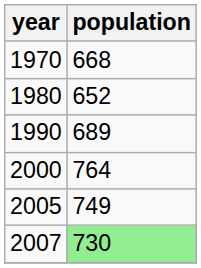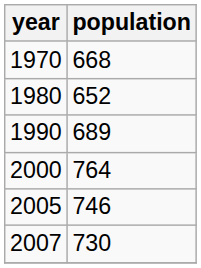(92, 206) 749 -> (92, 206) 746
(92, 243) lightgreen background -> (92, 243) no background
